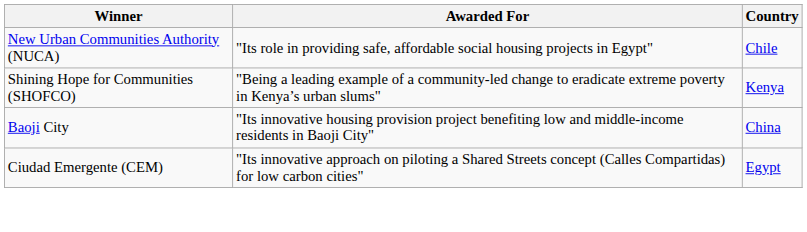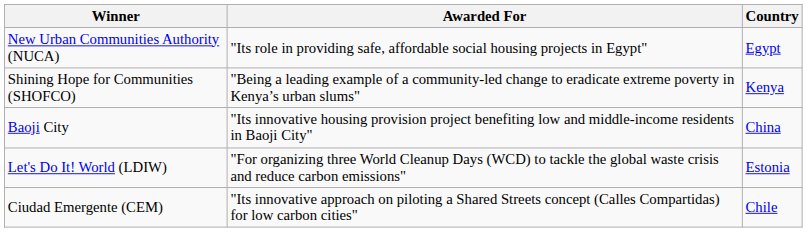(761, 47) Chile -> (763, 47) Egypt
+ row: (87, 167)
(763, 167) Egypt -> (761, 207) Chile
